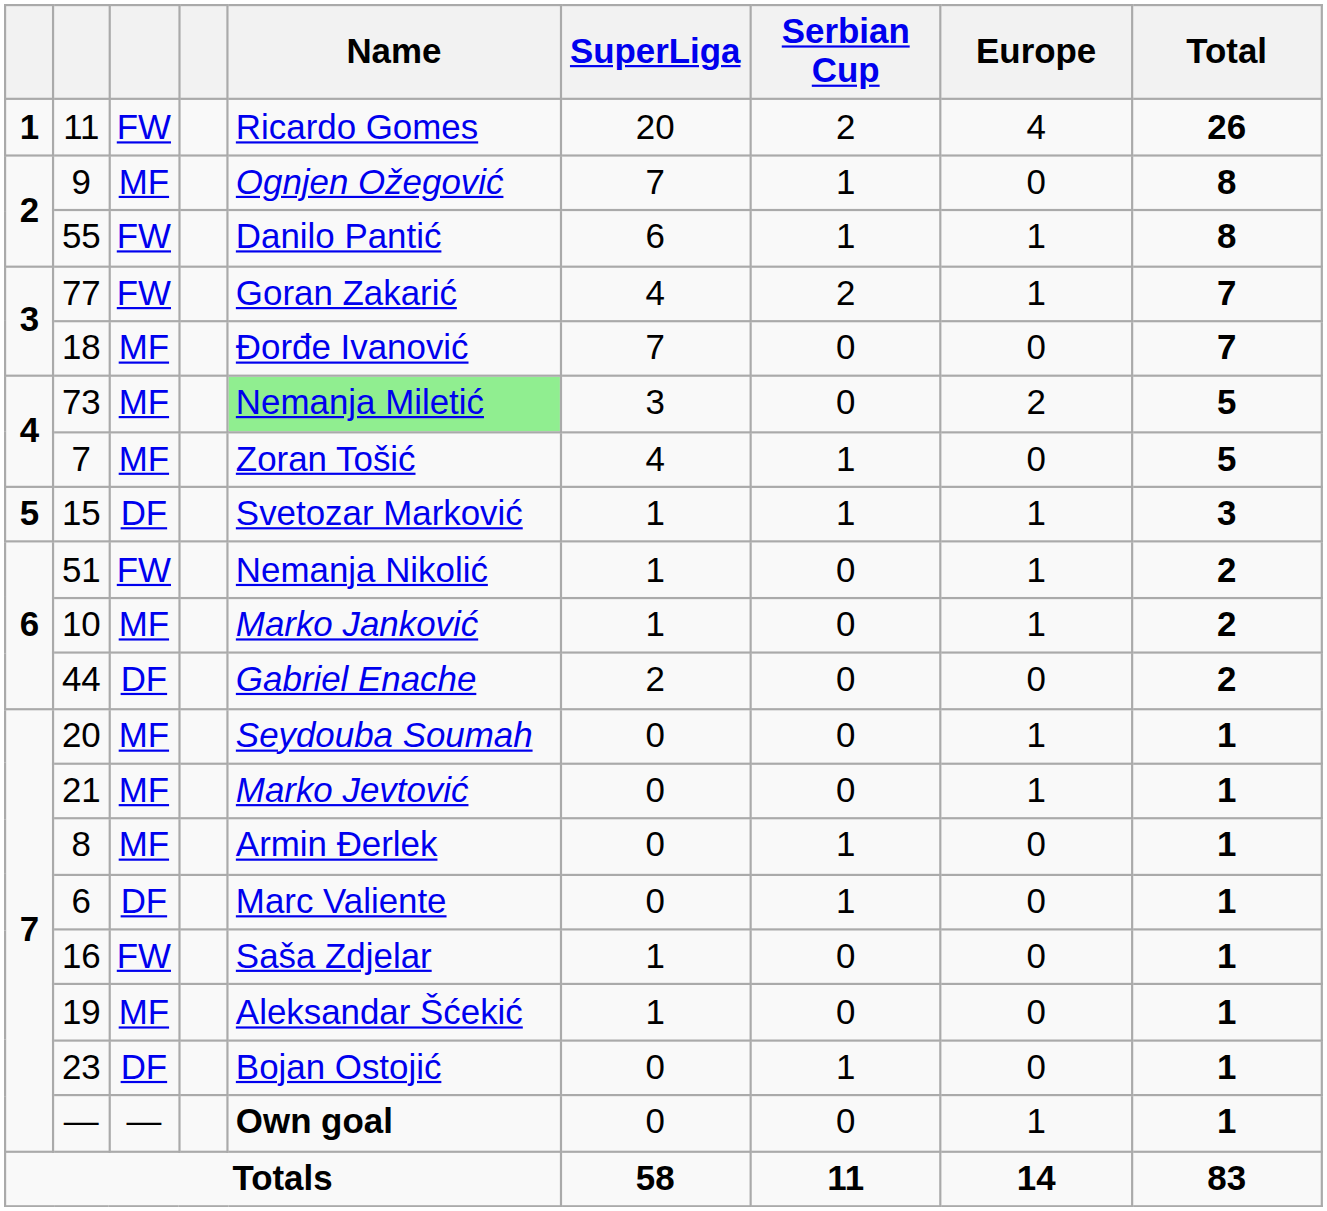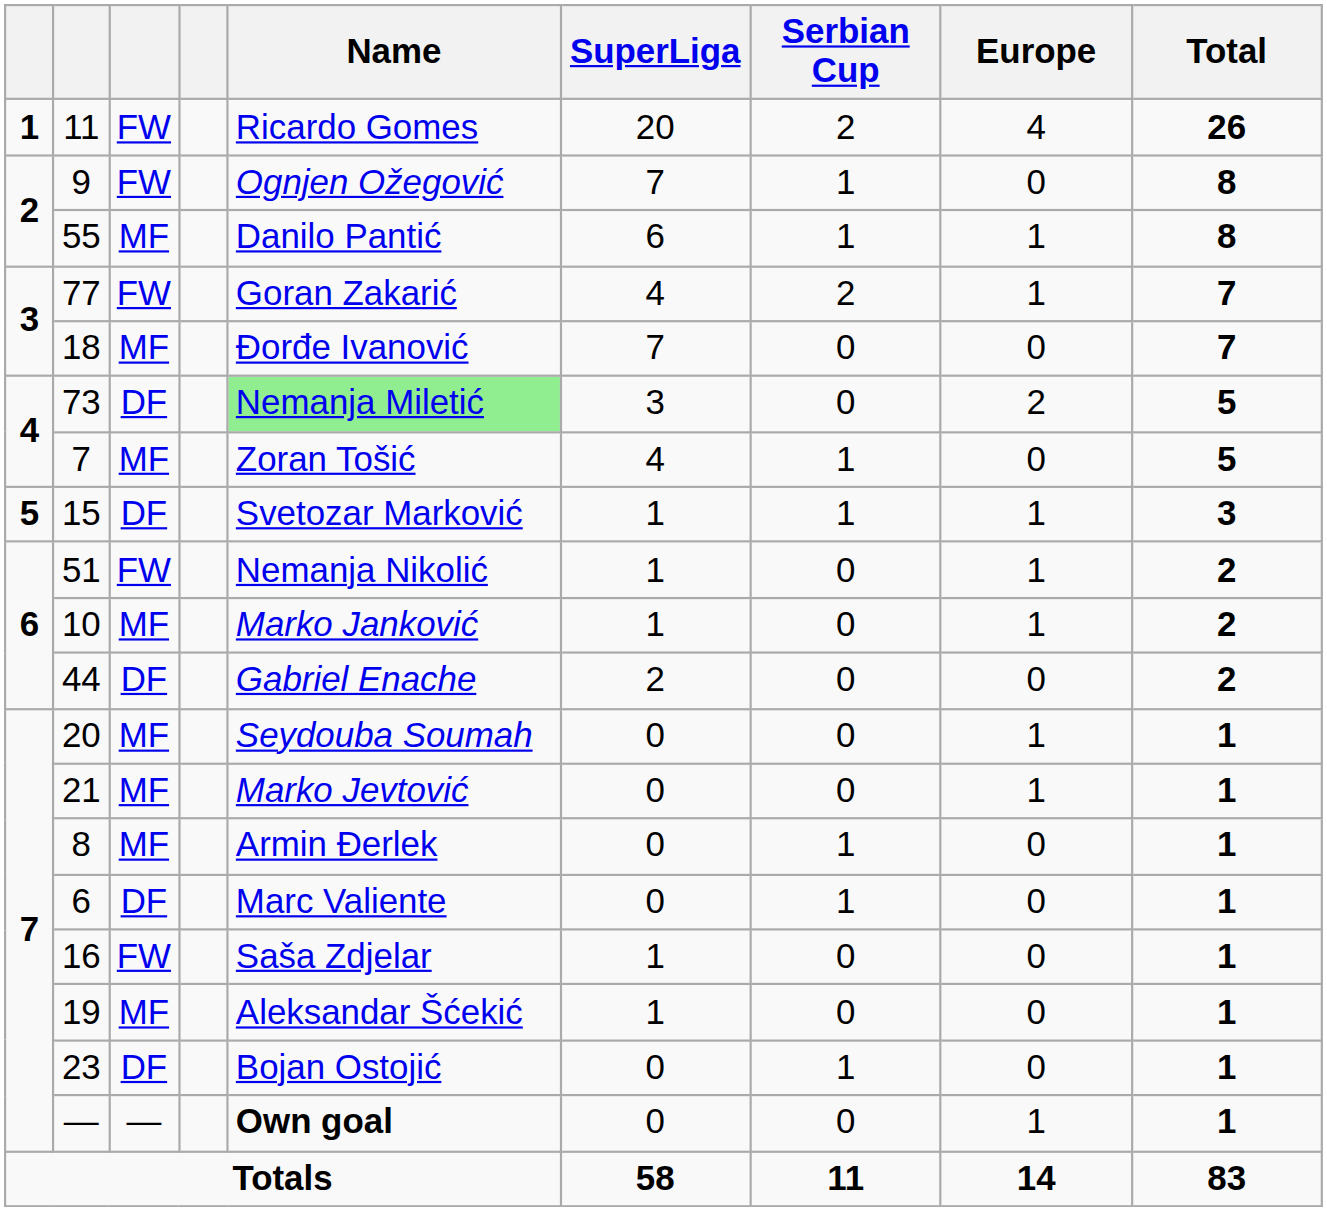(144, 182) MF -> (144, 182) FW
(144, 237) FW -> (144, 237) MF
(144, 403) MF -> (144, 403) DF
